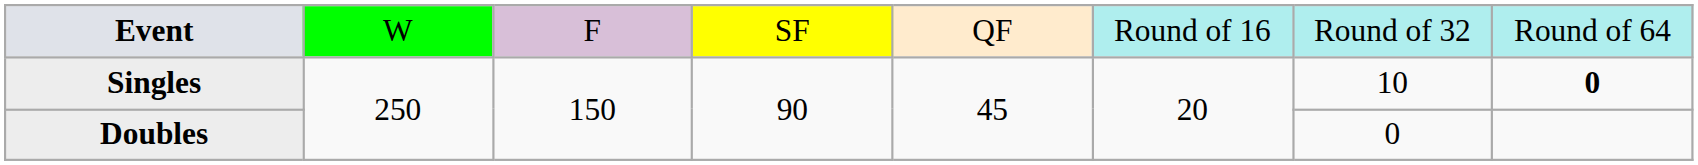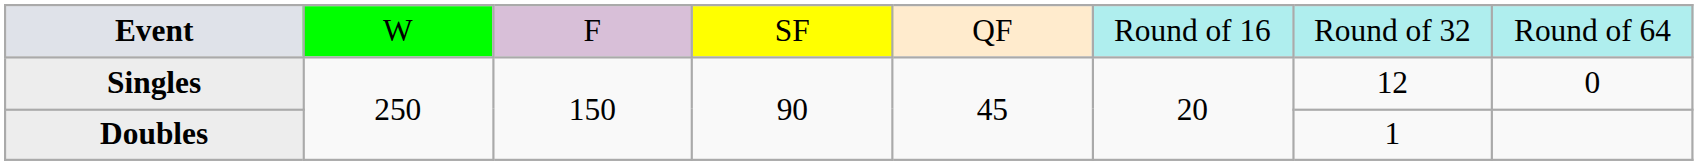(1392, 82) 10 -> (1392, 82) 12
(1592, 82) bold -> (1592, 82) normal
(1392, 134) 0 -> (1392, 134) 1
